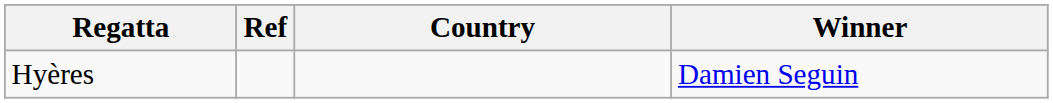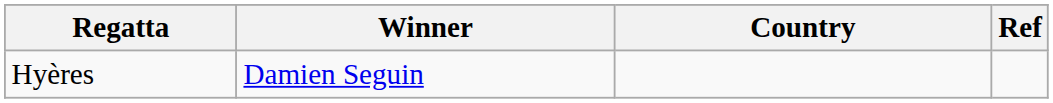columns swapped: (860, 27) <-> (265, 27)
